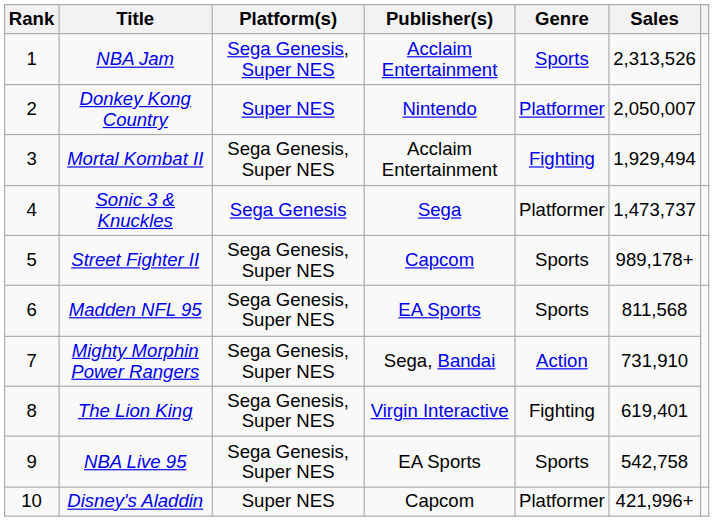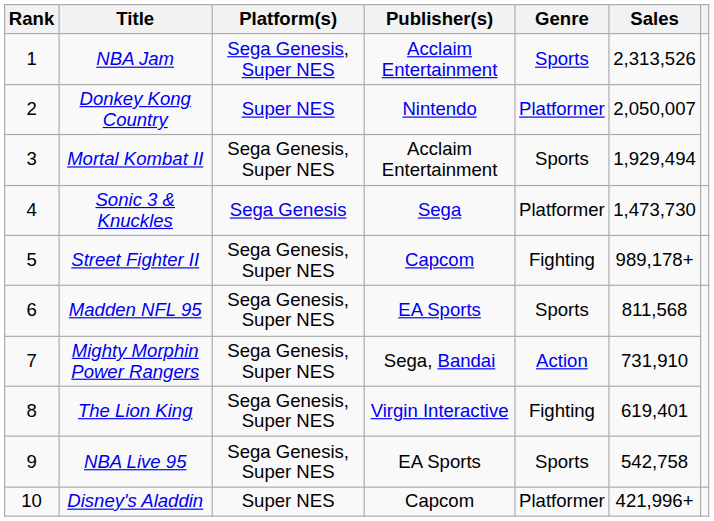(562, 159) Fighting -> (562, 159) Sports
(655, 210) 1,473,737 -> (655, 210) 1,473,730
(562, 260) Sports -> (562, 260) Fighting
